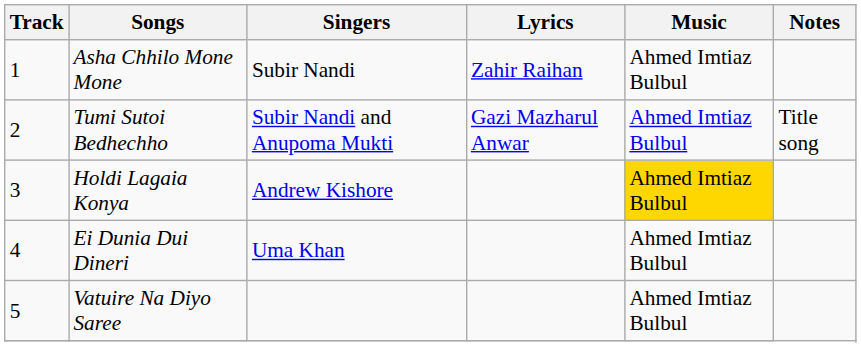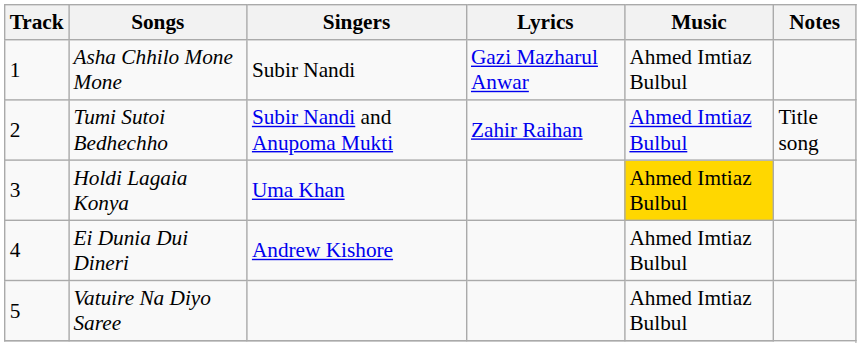(527, 69) Zahir Raihan -> (534, 69) Gazi Mazharul Anwar
(534, 130) Gazi Mazharul Anwar -> (527, 130) Zahir Raihan
(322, 190) Andrew Kishore -> (298, 190) Uma Khan
(298, 250) Uma Khan -> (322, 250) Andrew Kishore
